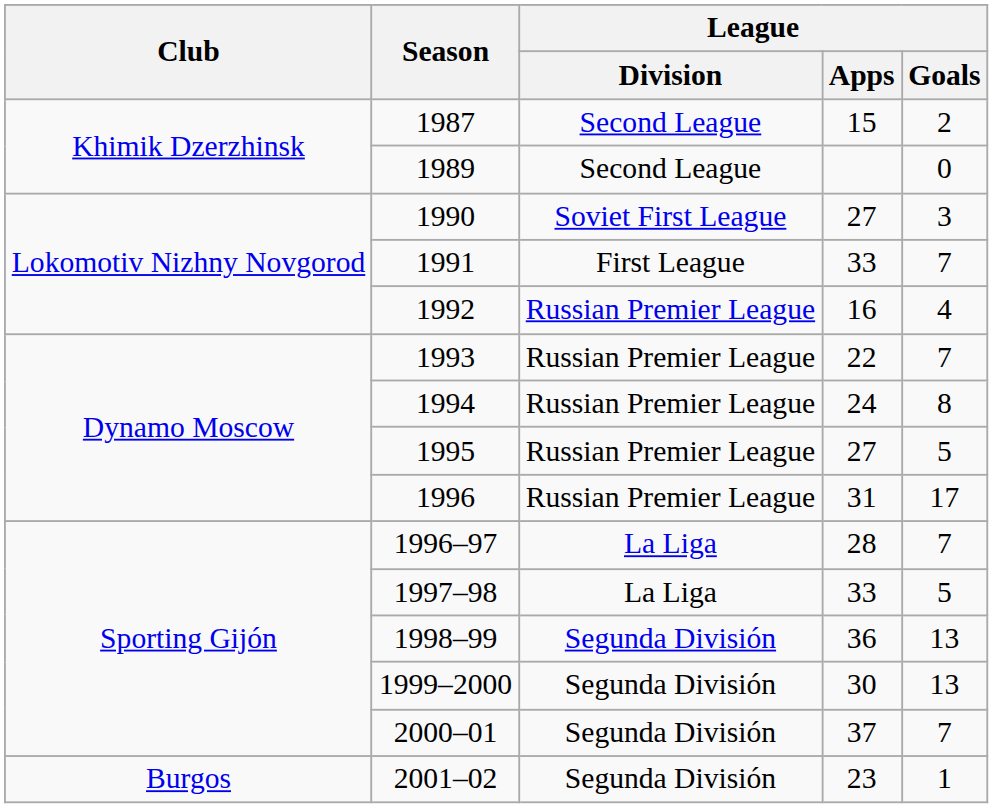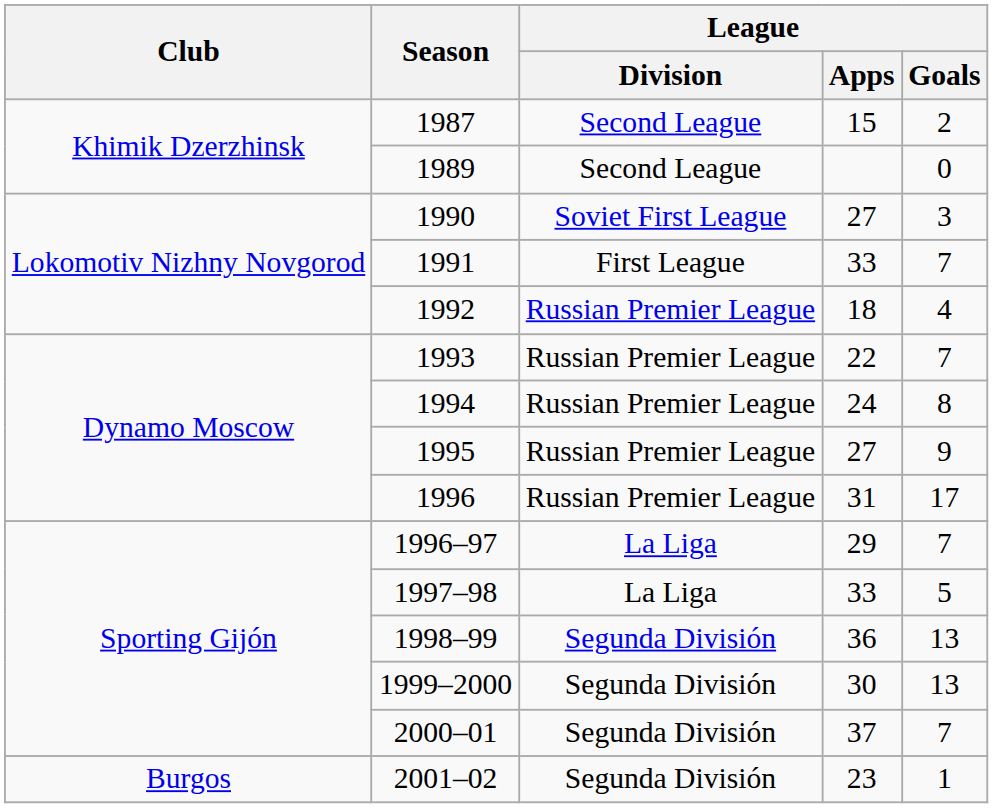(862, 309) 16 -> (862, 309) 18
(944, 450) 5 -> (944, 450) 9
(862, 544) 28 -> (862, 544) 29
